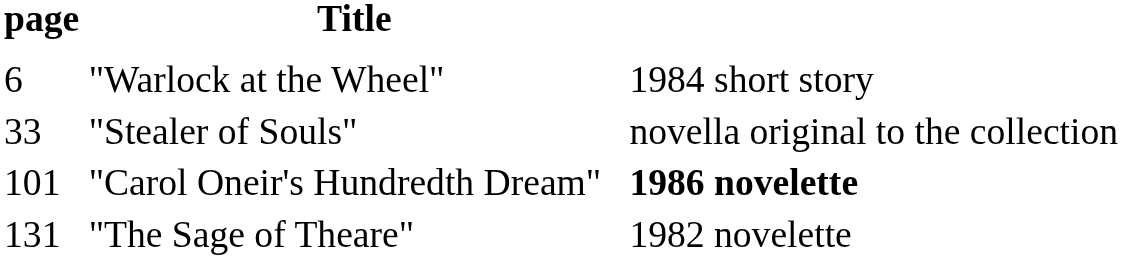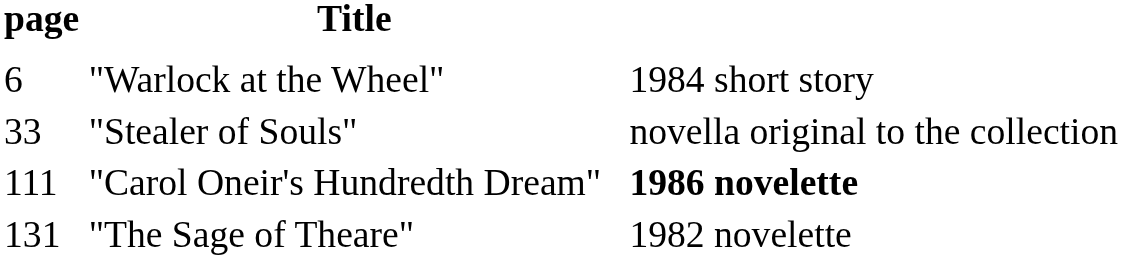(32, 183) 101 -> (31, 183) 111
